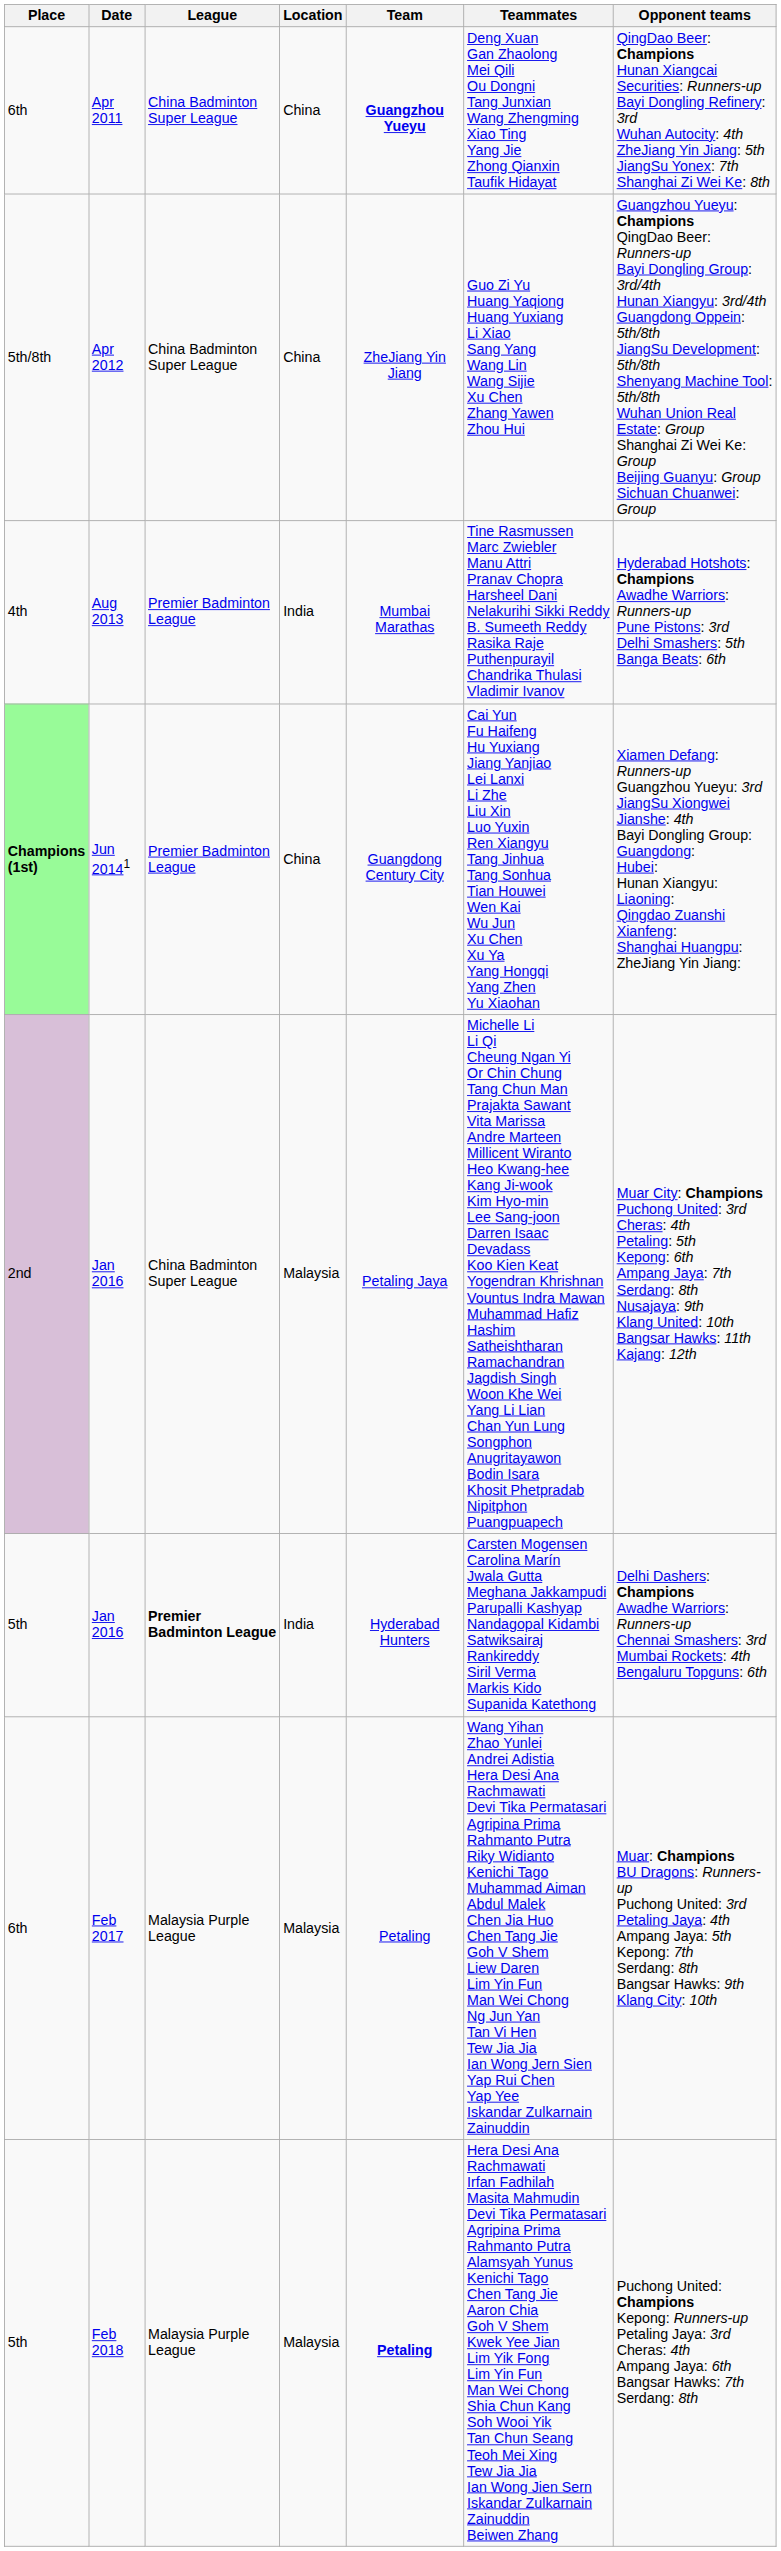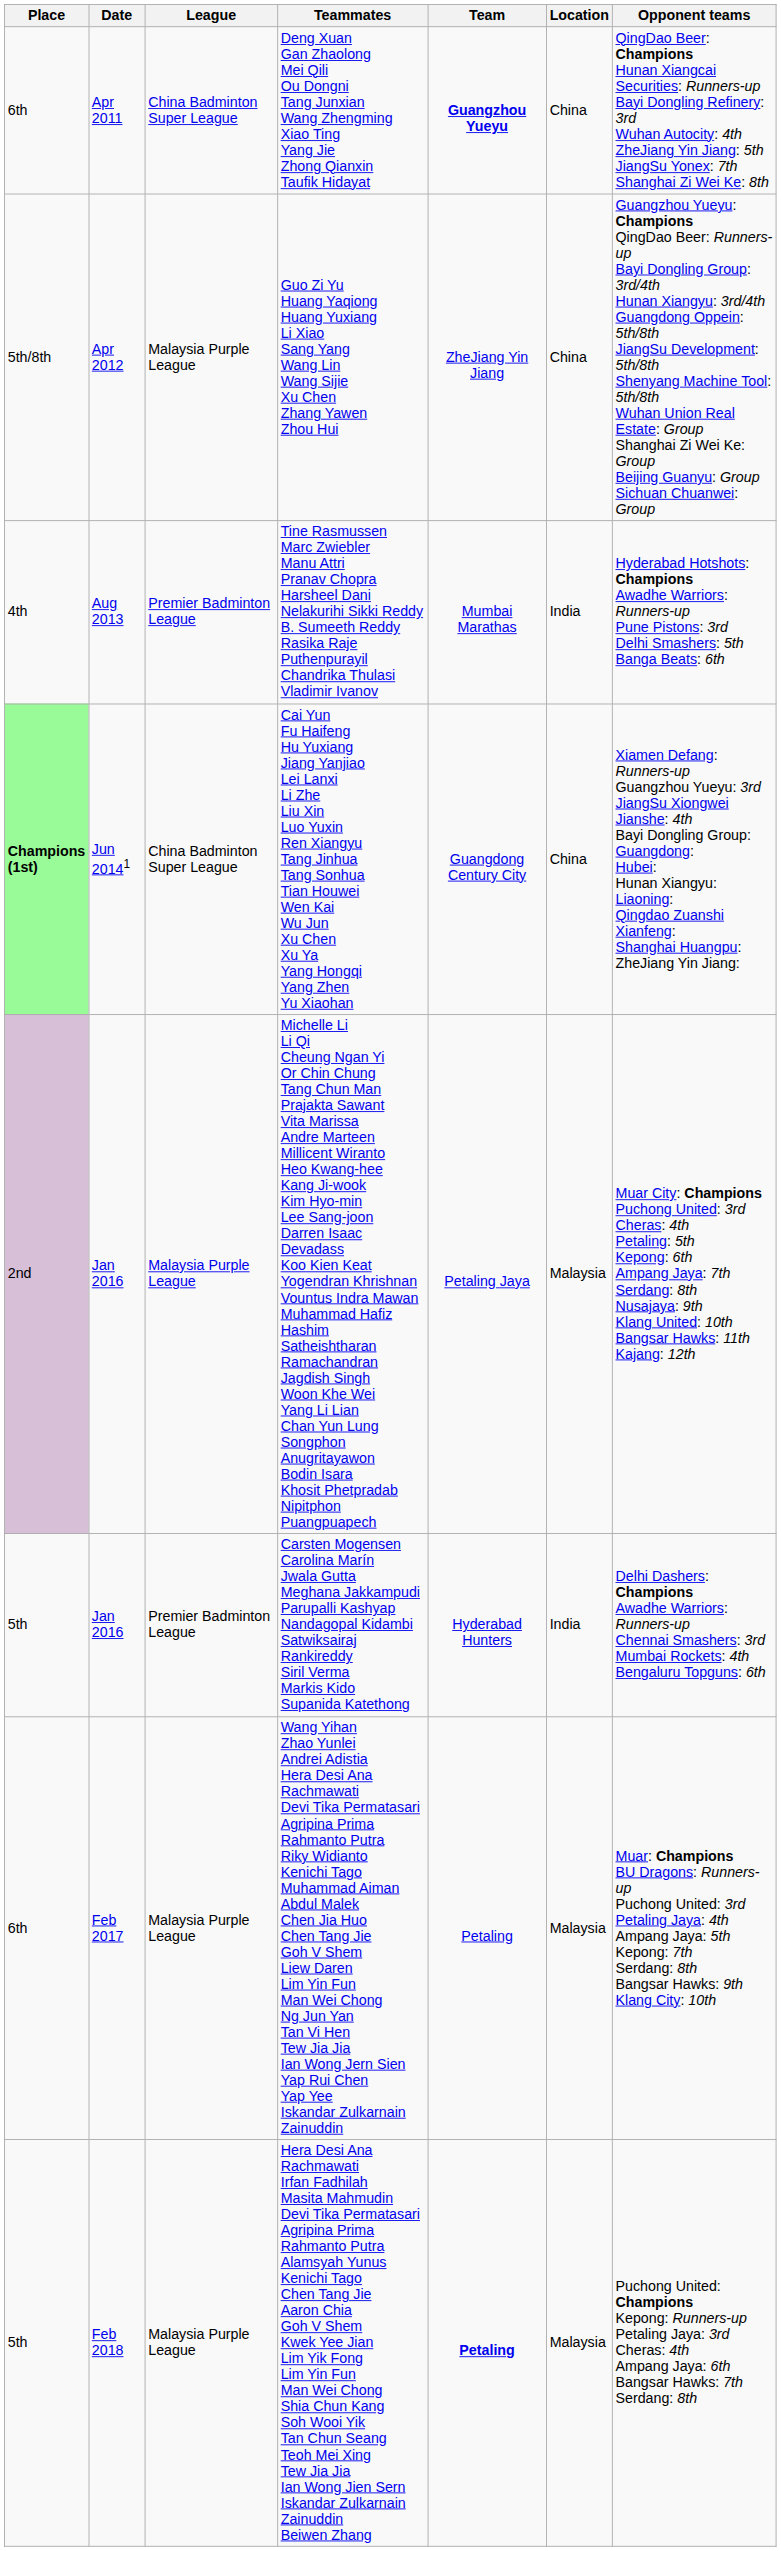columns swapped: (313, 15) <-> (539, 15)
(203, 357) China Badminton Super League -> (199, 357) Malaysia Purple League
(209, 859) Premier Badminton League -> (203, 859) China Badminton Super League
(203, 1274) China Badminton Super League -> (199, 1274) Malaysia Purple League
(212, 1625) bold -> (209, 1625) normal
